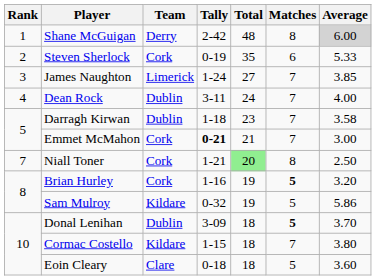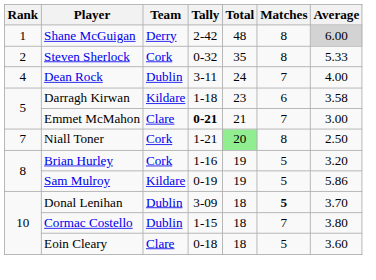(214, 56) 0-19 -> (205, 56) 0-32
(293, 56) 6 -> (284, 56) 8
- row: (88, 77)
(164, 118) Dublin -> (166, 98) Kildare
(293, 118) 7 -> (284, 98) 6
(159, 139) Cork -> (160, 118) Clare
(293, 181) bold -> (284, 160) normal
(214, 202) 0-32 -> (205, 181) 0-19
(166, 243) Kildare -> (164, 222) Dublin
